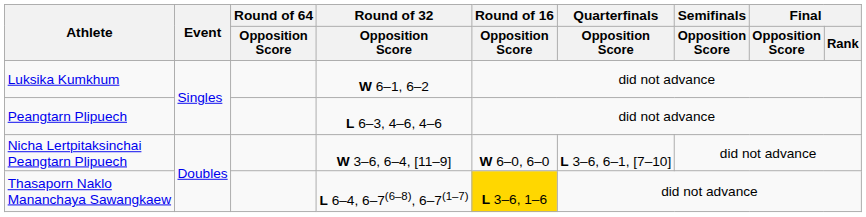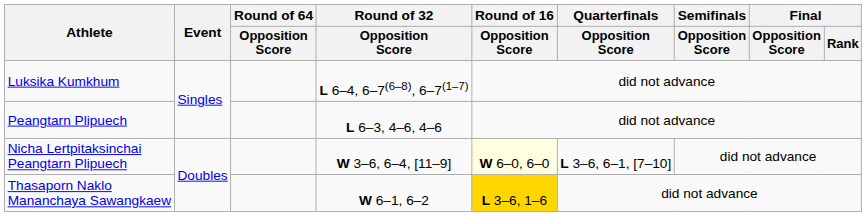(394, 87) W 6–1, 6–2 -> (394, 89) L 6–4, 6–7(6–8), 6–7(1–7)
(514, 161) no background -> (514, 164) lightyellow background
(394, 199) L 6–4, 6–7(6–8), 6–7(1–7) -> (394, 201) W 6–1, 6–2
